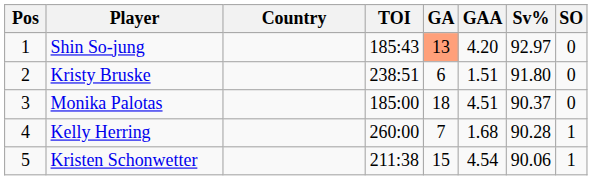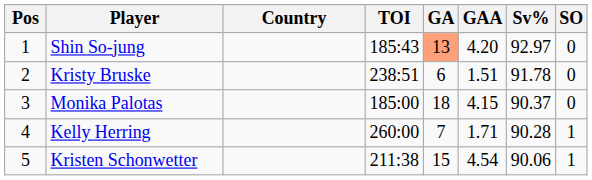(531, 75) 91.80 -> (531, 75) 91.78
(483, 103) 4.51 -> (483, 103) 4.15
(483, 132) 1.68 -> (483, 132) 1.71
